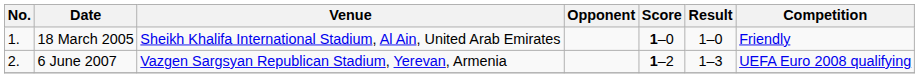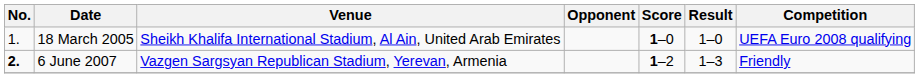(765, 38) Friendly -> (825, 38) UEFA Euro 2008 qualifying
(14, 61) normal -> (14, 61) bold
(825, 61) UEFA Euro 2008 qualifying -> (765, 61) Friendly
